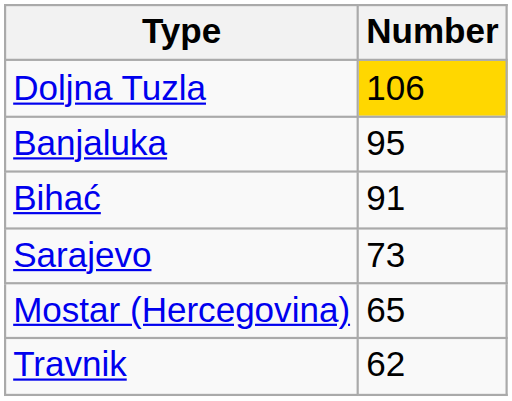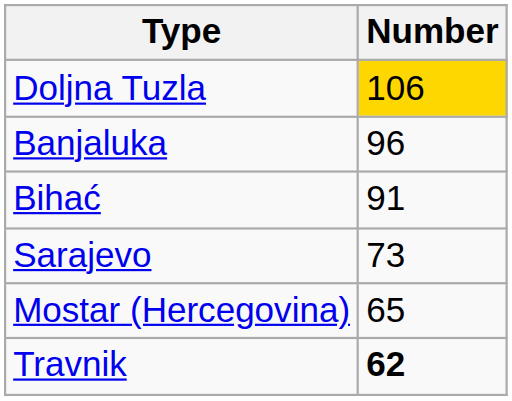(386, 143) 95 -> (386, 143) 96
(386, 365) normal -> (386, 365) bold
